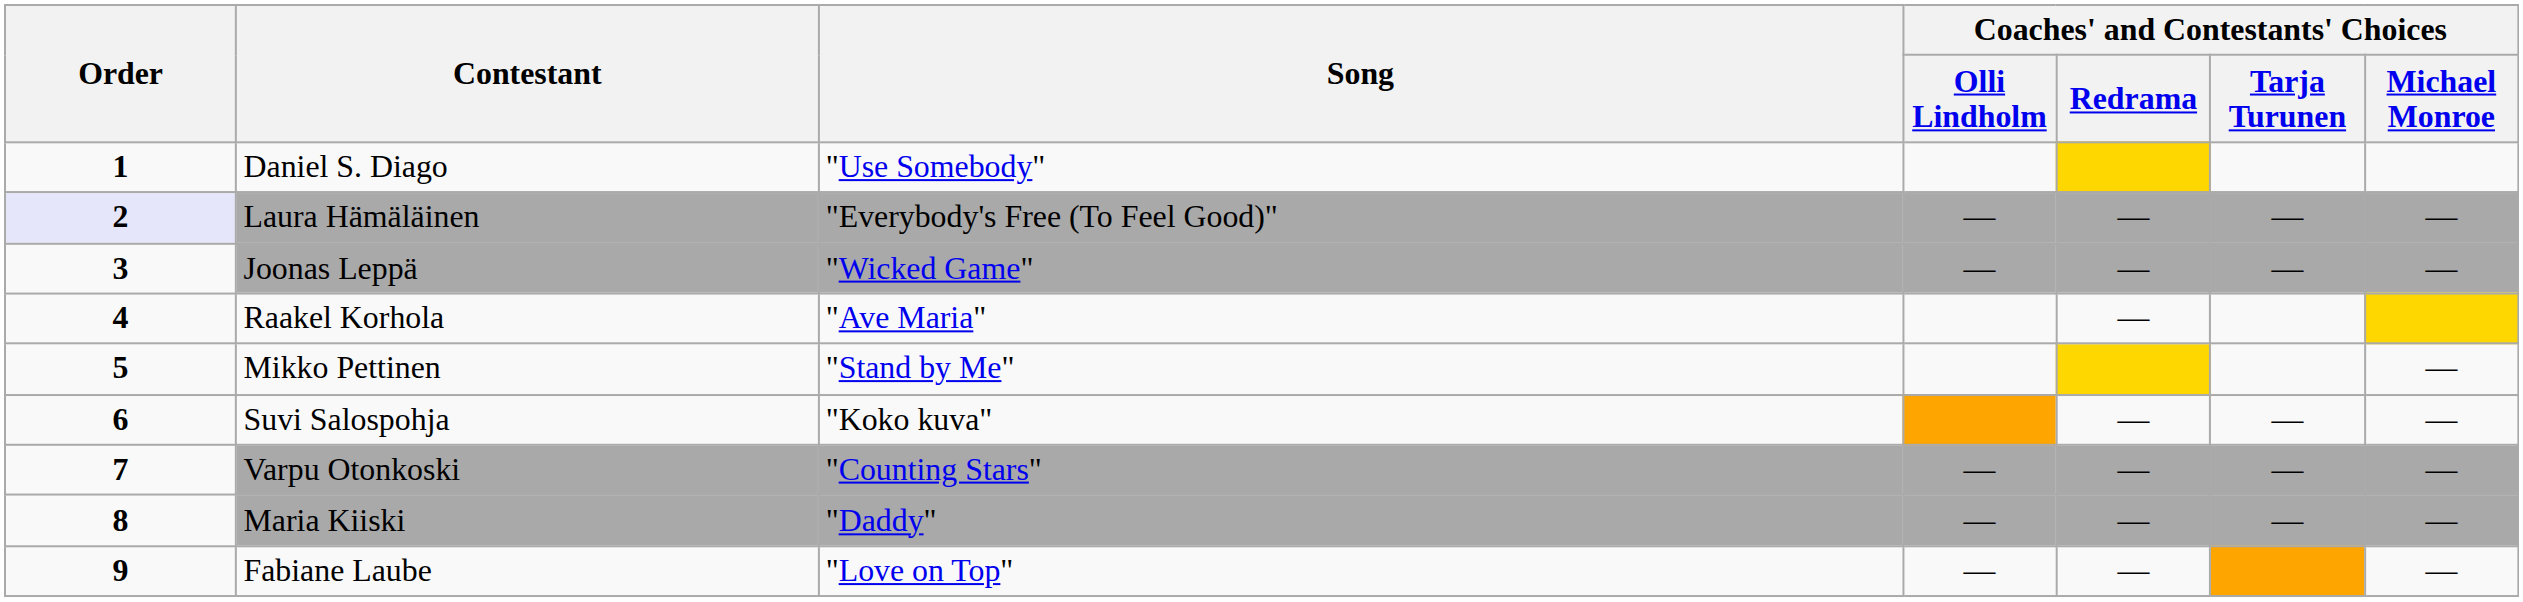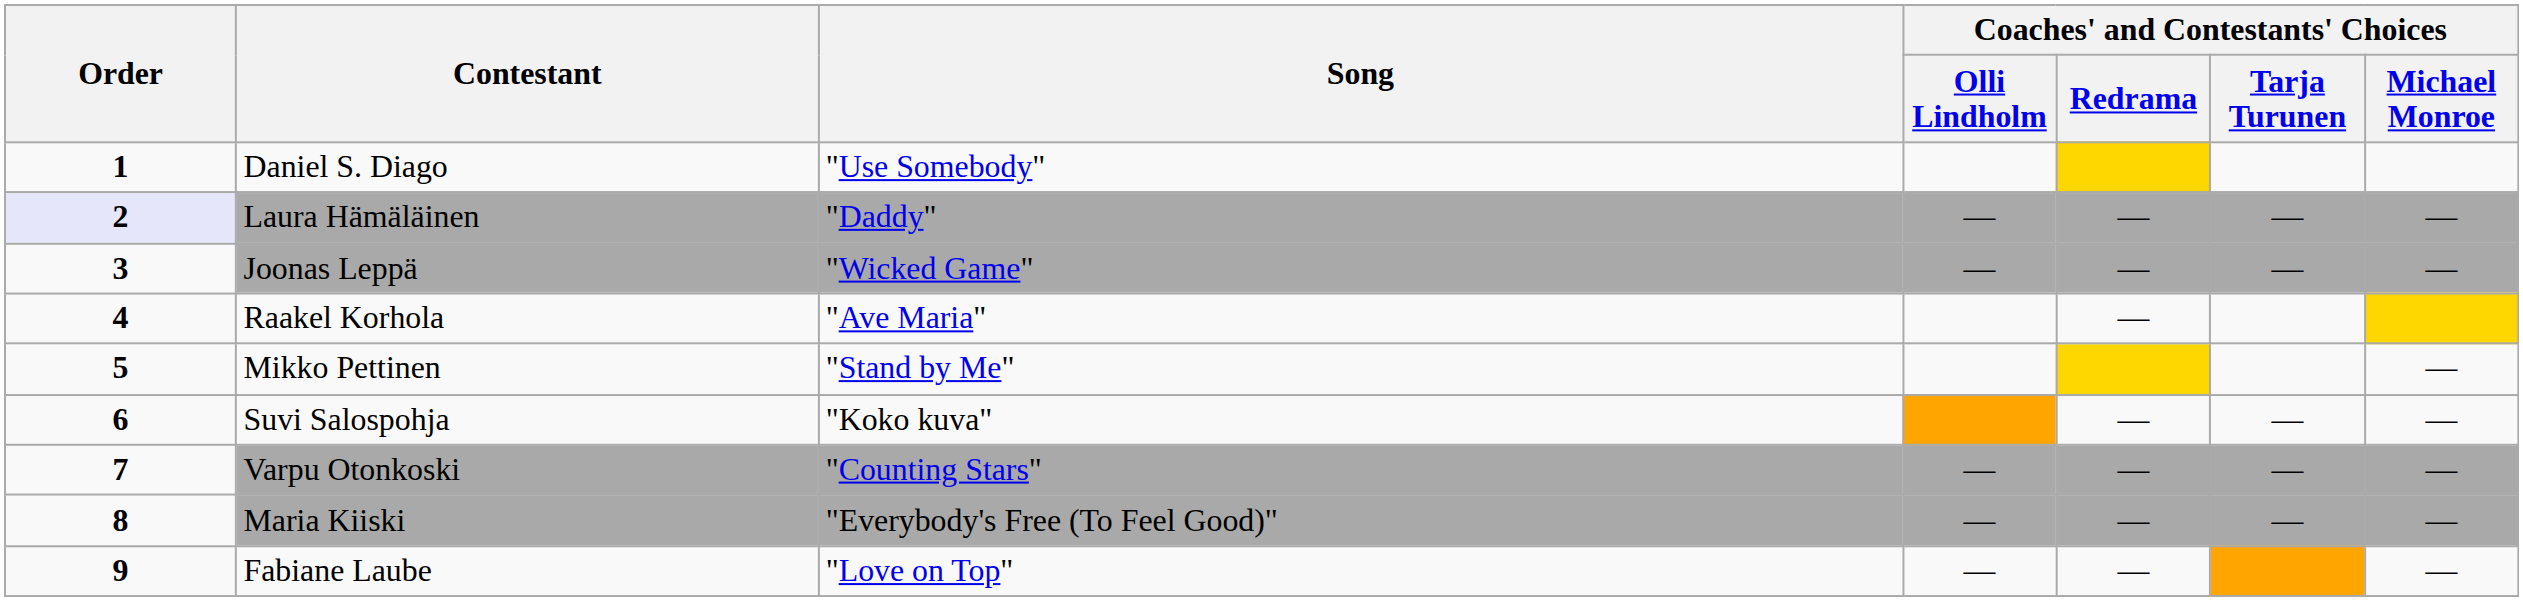(1052, 217) "Everybody's Free (To Feel Good)" -> (881, 217) "Daddy"
(881, 520) "Daddy" -> (1052, 520) "Everybody's Free (To Feel Good)"
